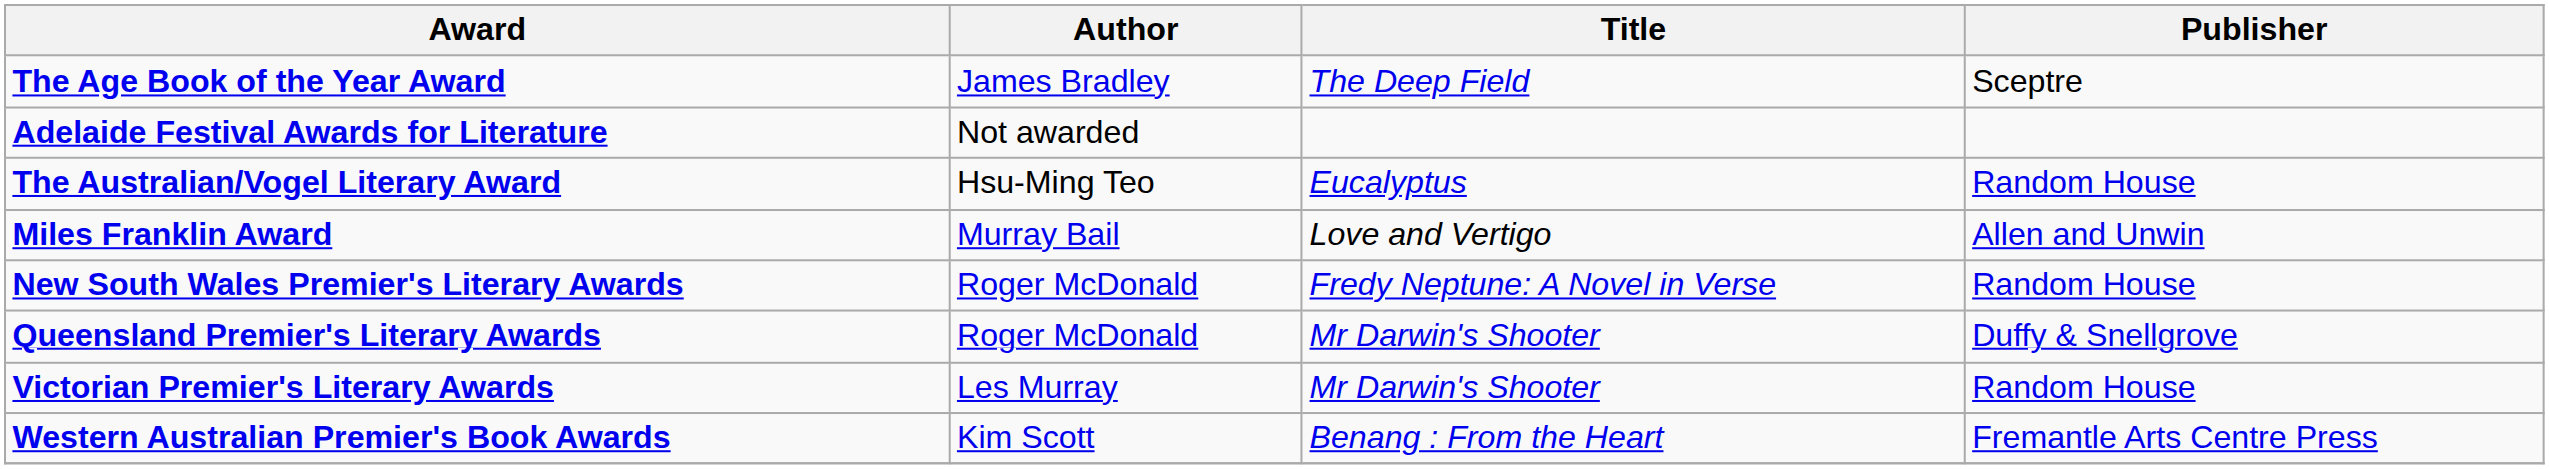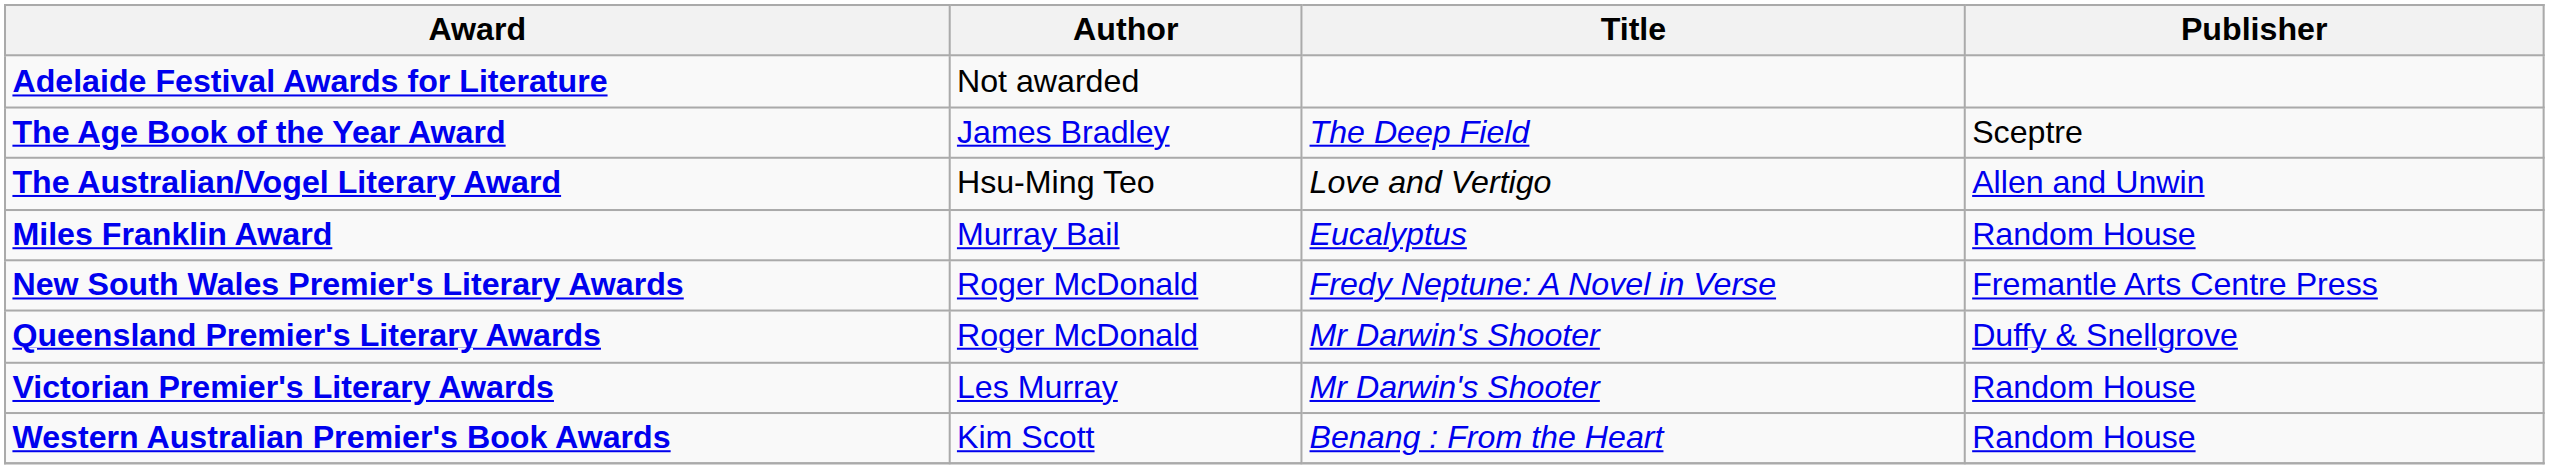rows swapped: (310, 132) <-> (259, 81)
(1388, 183) Eucalyptus -> (1431, 183) Love and Vertigo
(2084, 183) Random House -> (2088, 183) Allen and Unwin
(1431, 234) Love and Vertigo -> (1388, 234) Eucalyptus
(2088, 234) Allen and Unwin -> (2084, 234) Random House
(2084, 285) Random House -> (2175, 285) Fremantle Arts Centre Press
(2175, 438) Fremantle Arts Centre Press -> (2084, 438) Random House
